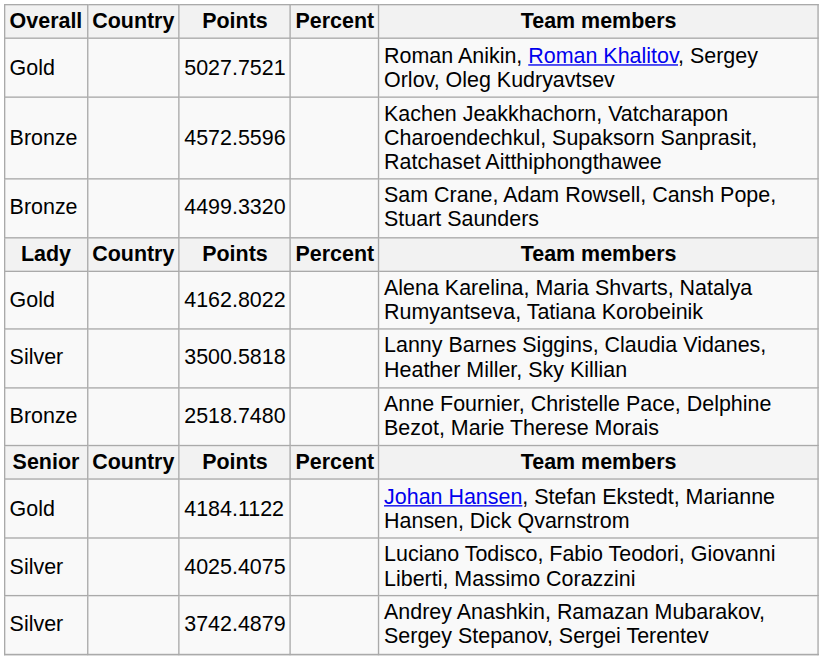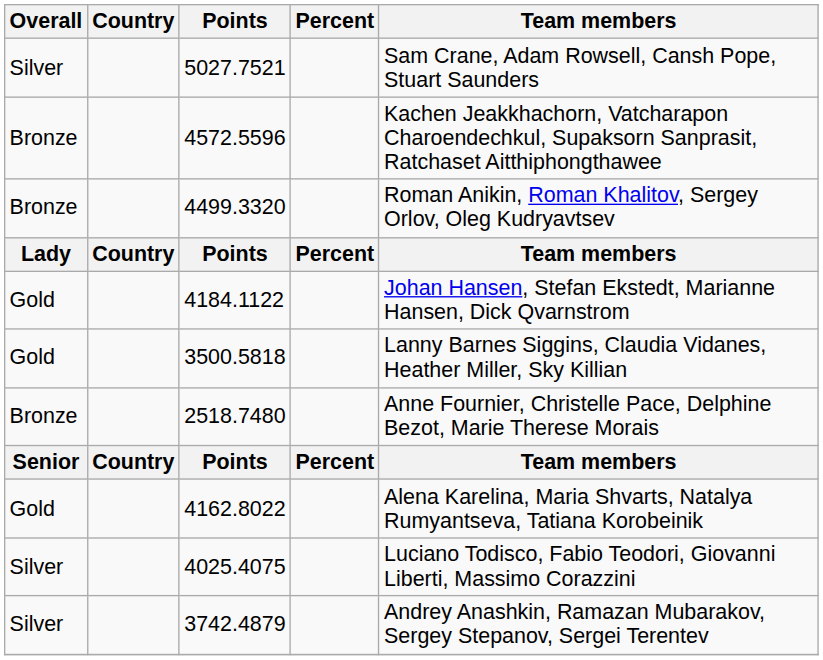(32, 67) Gold -> (36, 67) Silver
(571, 67) Roman Anikin, Roman Khalitov, Sergey Orlov, Oleg Kudryavtsev -> (580, 67) Sam Crane, Adam Rowsell, Cansh Pope, Stuart Saunders
(580, 207) Sam Crane, Adam Rowsell, Cansh Pope, Stuart Saunders -> (571, 207) Roman Anikin, Roman Khalitov, Sergey Orlov, Oleg Kudryavtsev
rows swapped: (235, 300) <-> (234, 508)
(36, 358) Silver -> (32, 358) Gold
